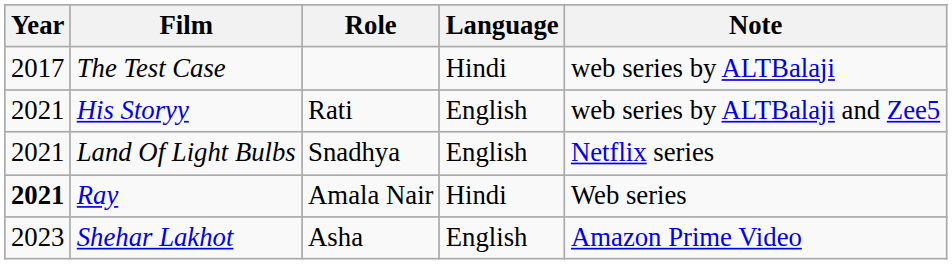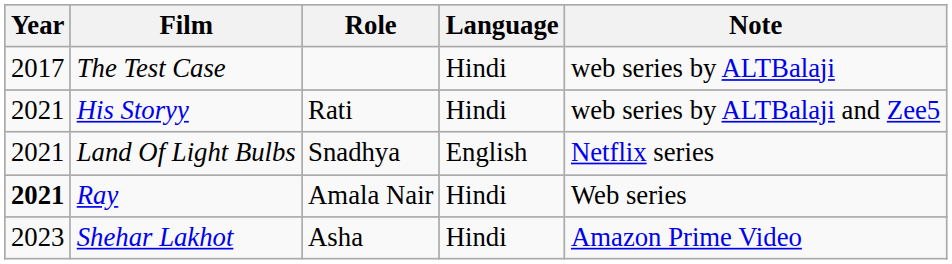(487, 110) English -> (476, 110) Hindi
(487, 237) English -> (476, 237) Hindi
